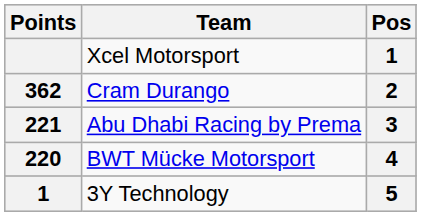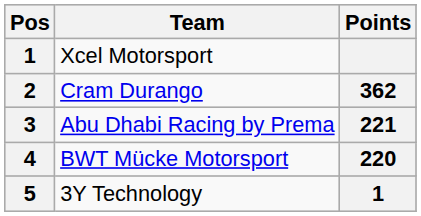columns swapped: (391, 22) <-> (43, 22)
